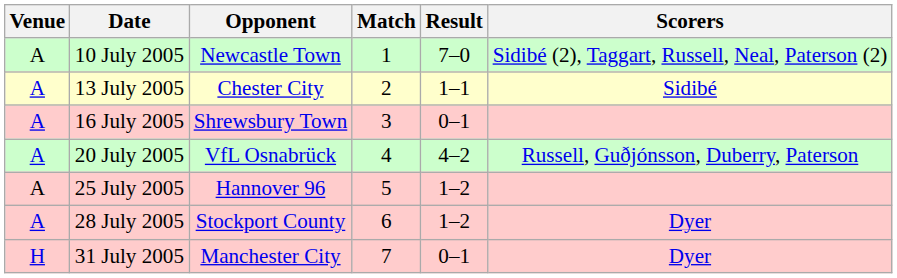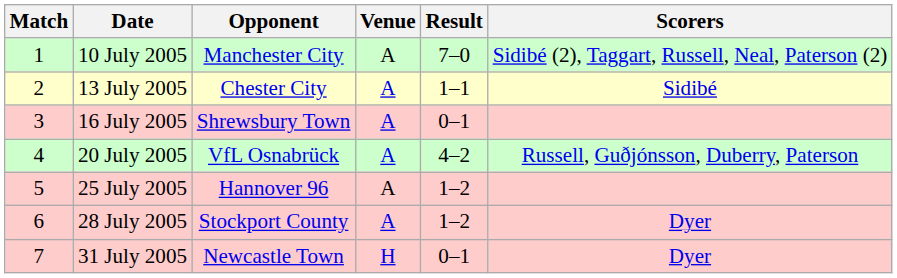columns swapped: (386, 21) <-> (37, 21)
(270, 54) Newcastle Town -> (274, 54) Manchester City
(270, 255) Manchester City -> (274, 255) Newcastle Town
